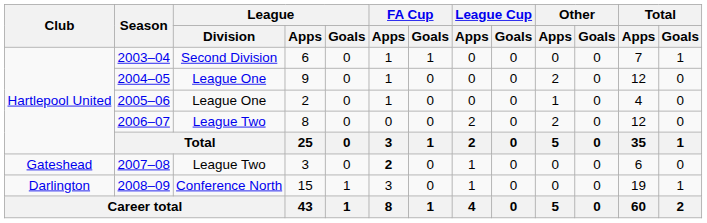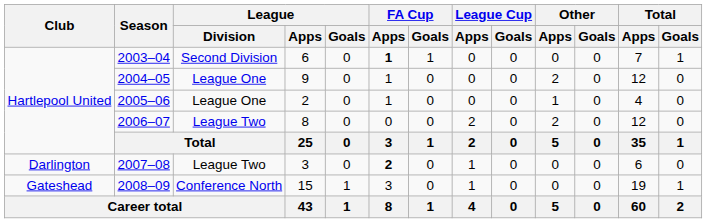(389, 57) normal -> (389, 57) bold
(59, 164) Gateshead -> (59, 164) Darlington
(59, 185) Darlington -> (59, 185) Gateshead
